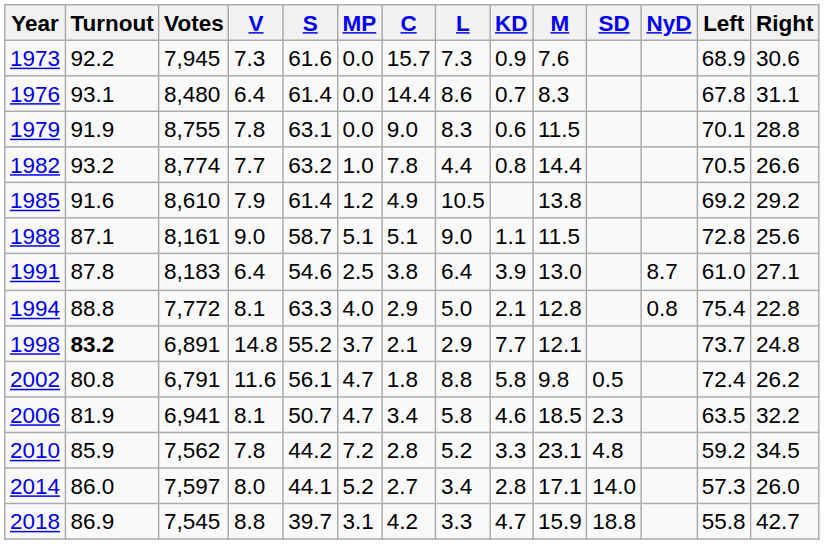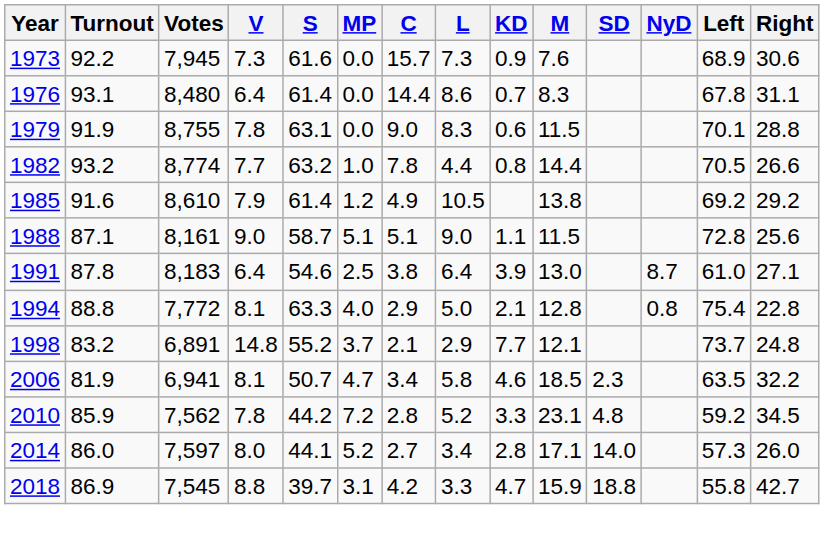(92, 343) bold -> (92, 343) normal
- row: (35, 379)
